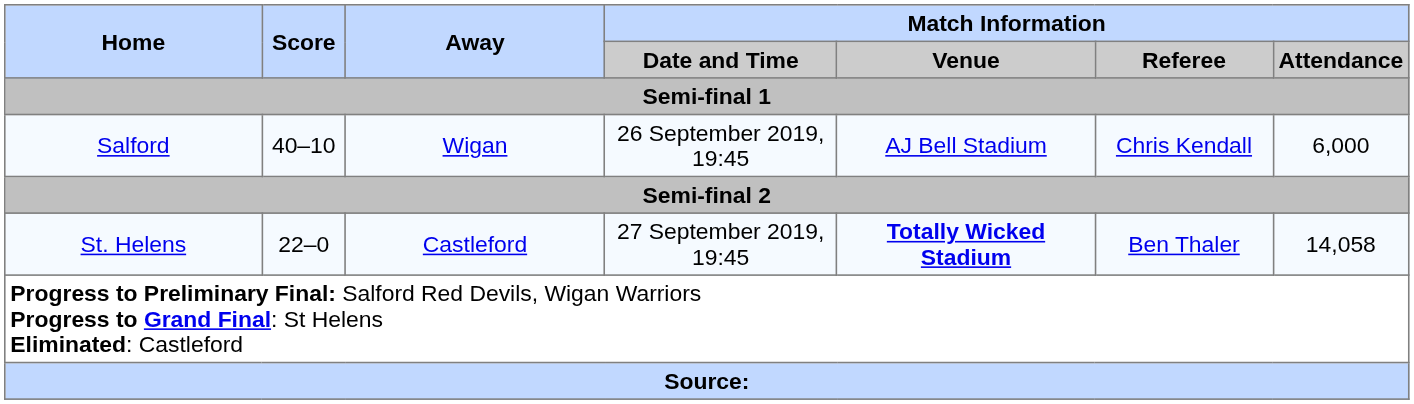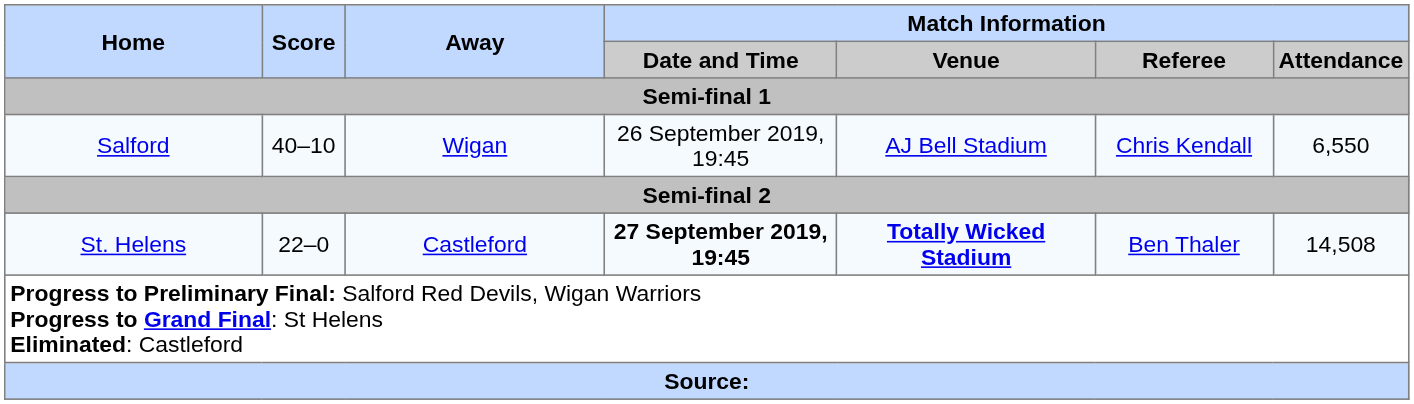(1341, 146) 6,000 -> (1341, 146) 6,550
(721, 244) normal -> (721, 244) bold
(1341, 244) 14,058 -> (1341, 244) 14,508
